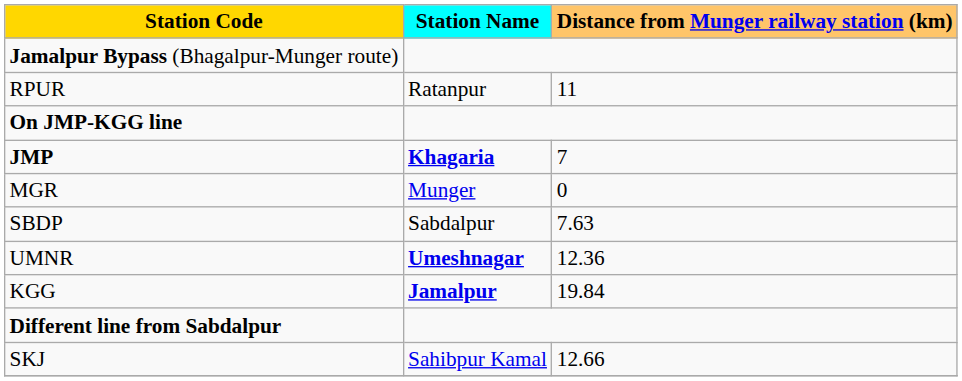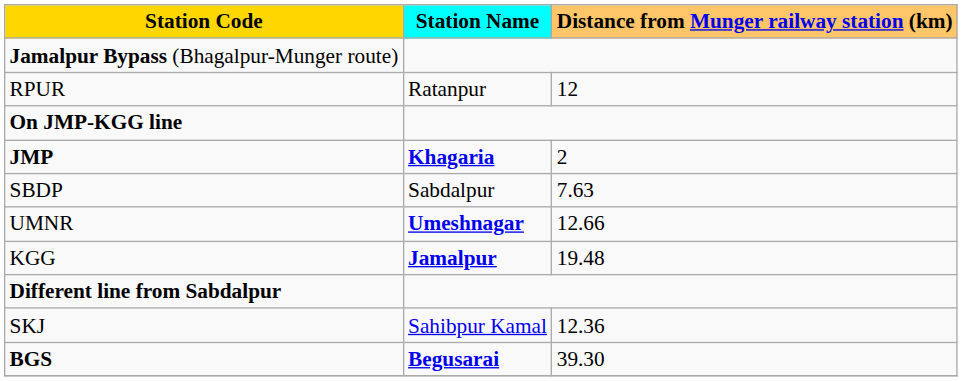(567, 88) 11 -> (567, 88) 12
(562, 156) 7 -> (562, 156) 2
- row: (34, 190)
(581, 257) 12.36 -> (581, 223) 12.66
(581, 291) 19.84 -> (581, 257) 19.48
(581, 358) 12.66 -> (581, 325) 12.36
+ row: (31, 358)
